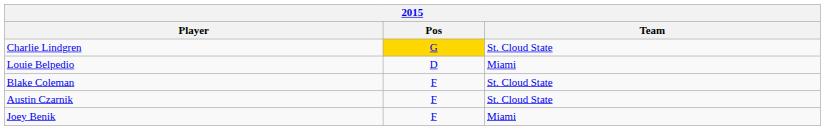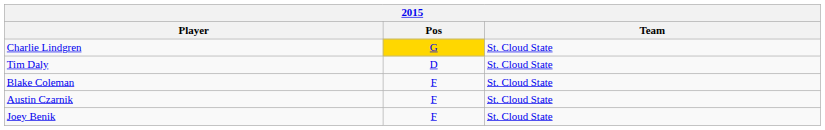- row: (41, 64)
+ row: (28, 64)
(501, 116) Miami -> (520, 116) St. Cloud State
